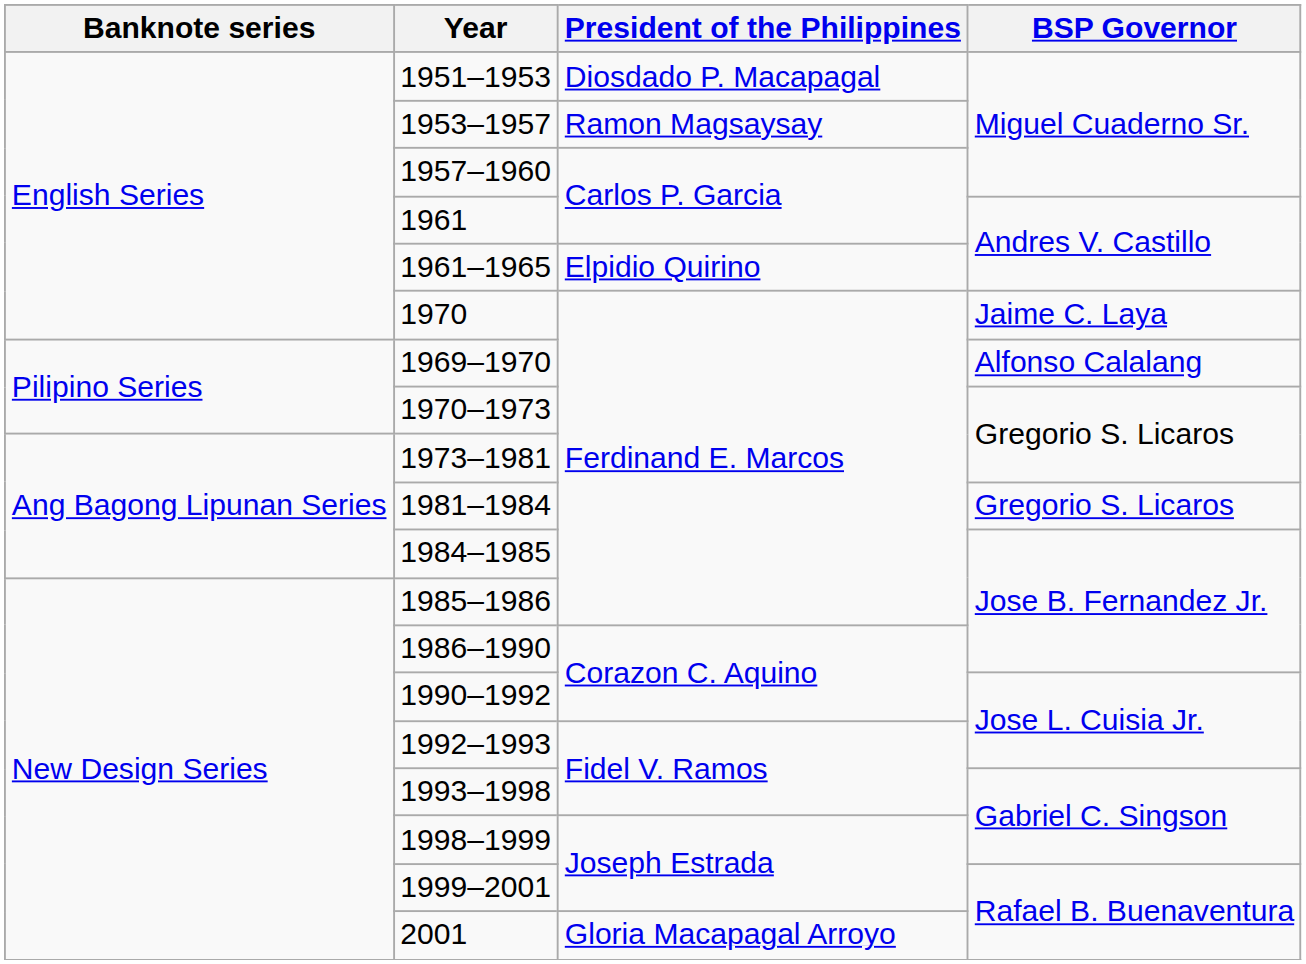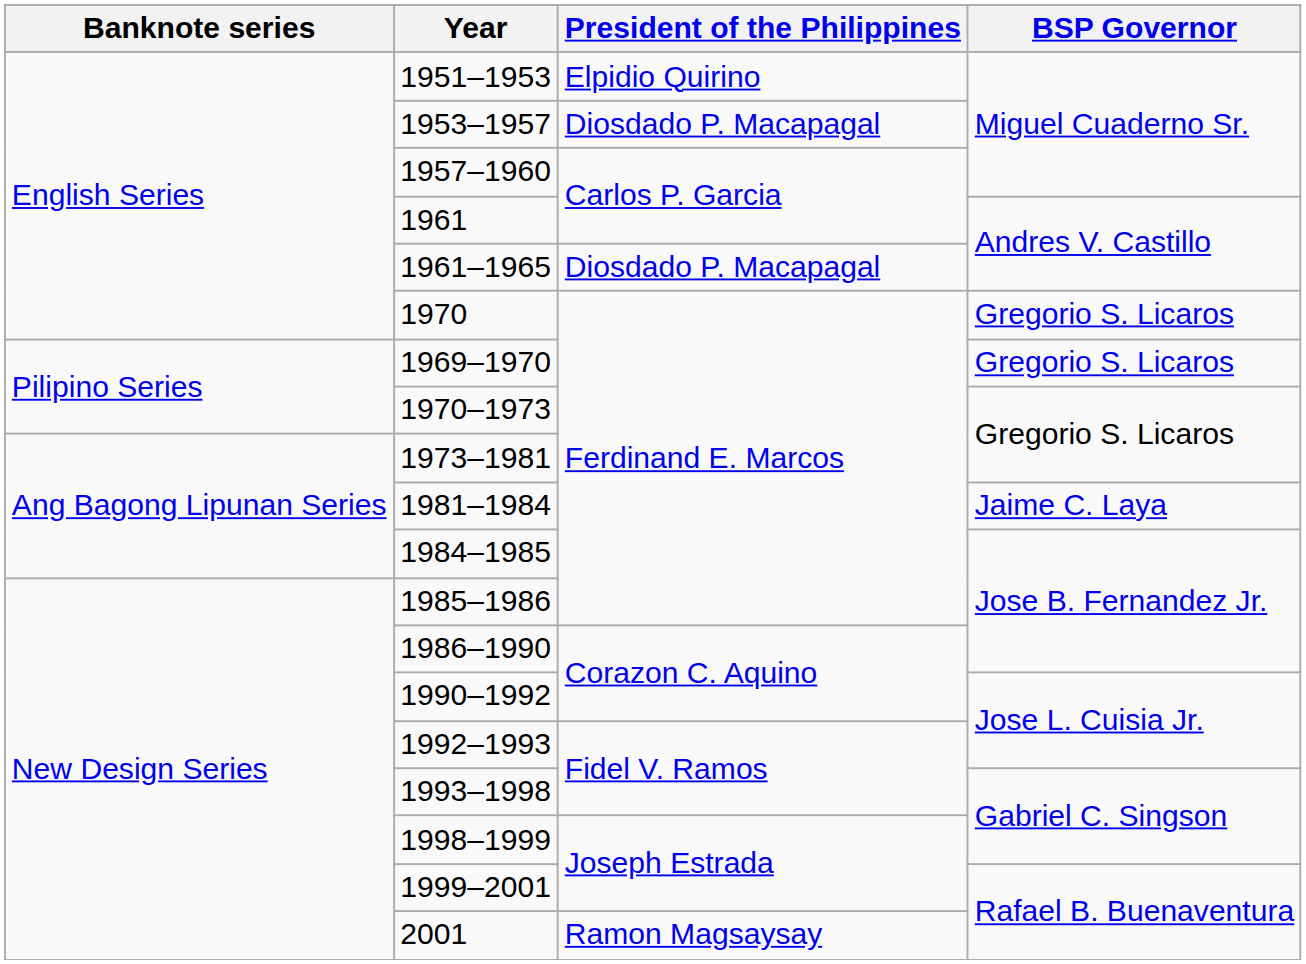(723, 76) Diosdado P. Macapagal -> (663, 76) Elpidio Quirino
(694, 123) Ramon Magsaysay -> (723, 123) Diosdado P. Macapagal
(663, 266) Elpidio Quirino -> (723, 266) Diosdado P. Macapagal
(1071, 314) Jaime C. Laya -> (1104, 314) Gregorio S. Licaros
(1088, 362) Alfonso Calalang -> (1104, 362) Gregorio S. Licaros
(1104, 505) Gregorio S. Licaros -> (1071, 505) Jaime C. Laya
(730, 934) Gloria Macapagal Arroyo -> (694, 934) Ramon Magsaysay
